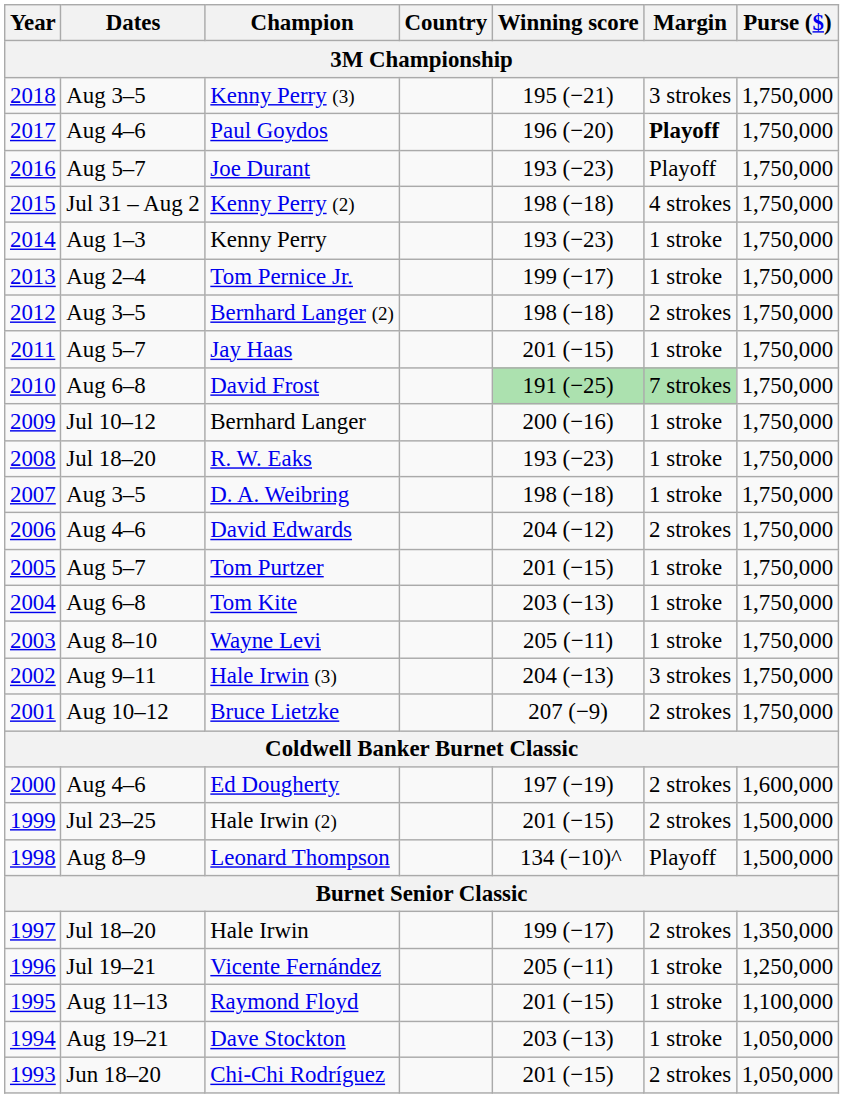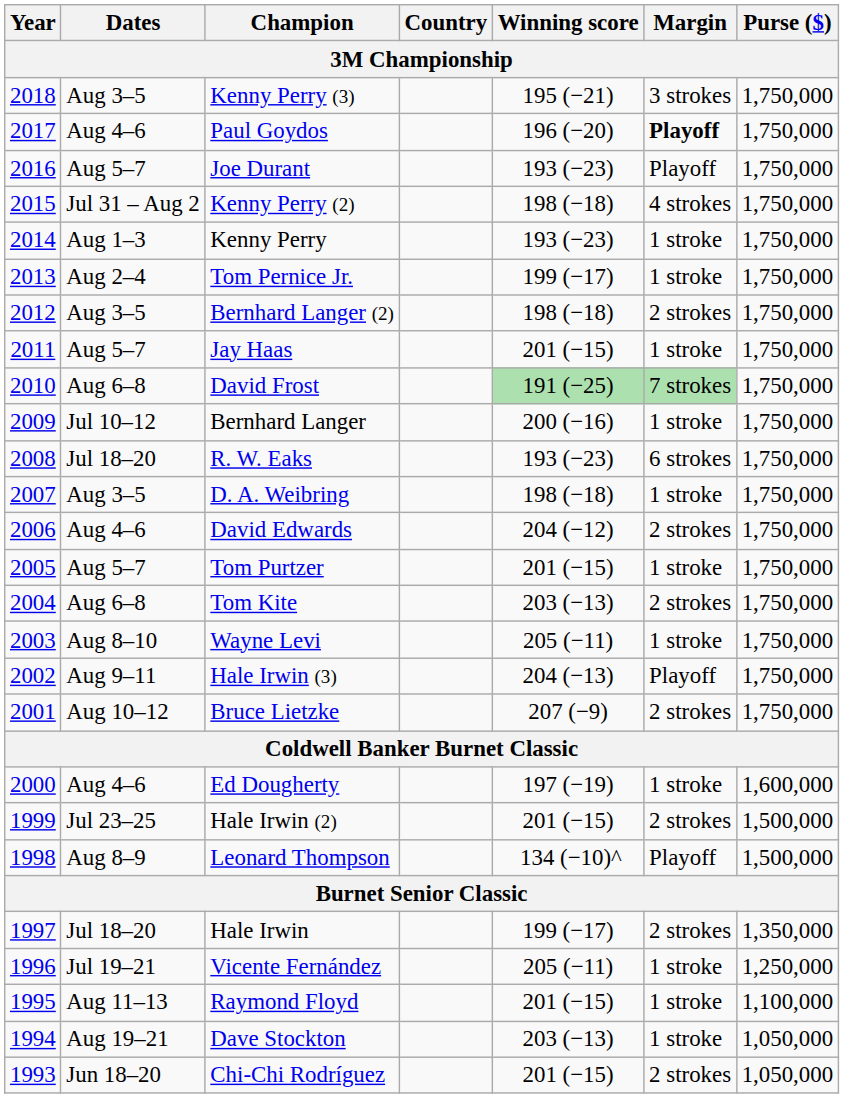(686, 458) 1 stroke -> (690, 458) 6 strokes
(686, 603) 1 stroke -> (690, 603) 2 strokes
(690, 675) 3 strokes -> (683, 675) Playoff
(690, 784) 2 strokes -> (686, 784) 1 stroke
